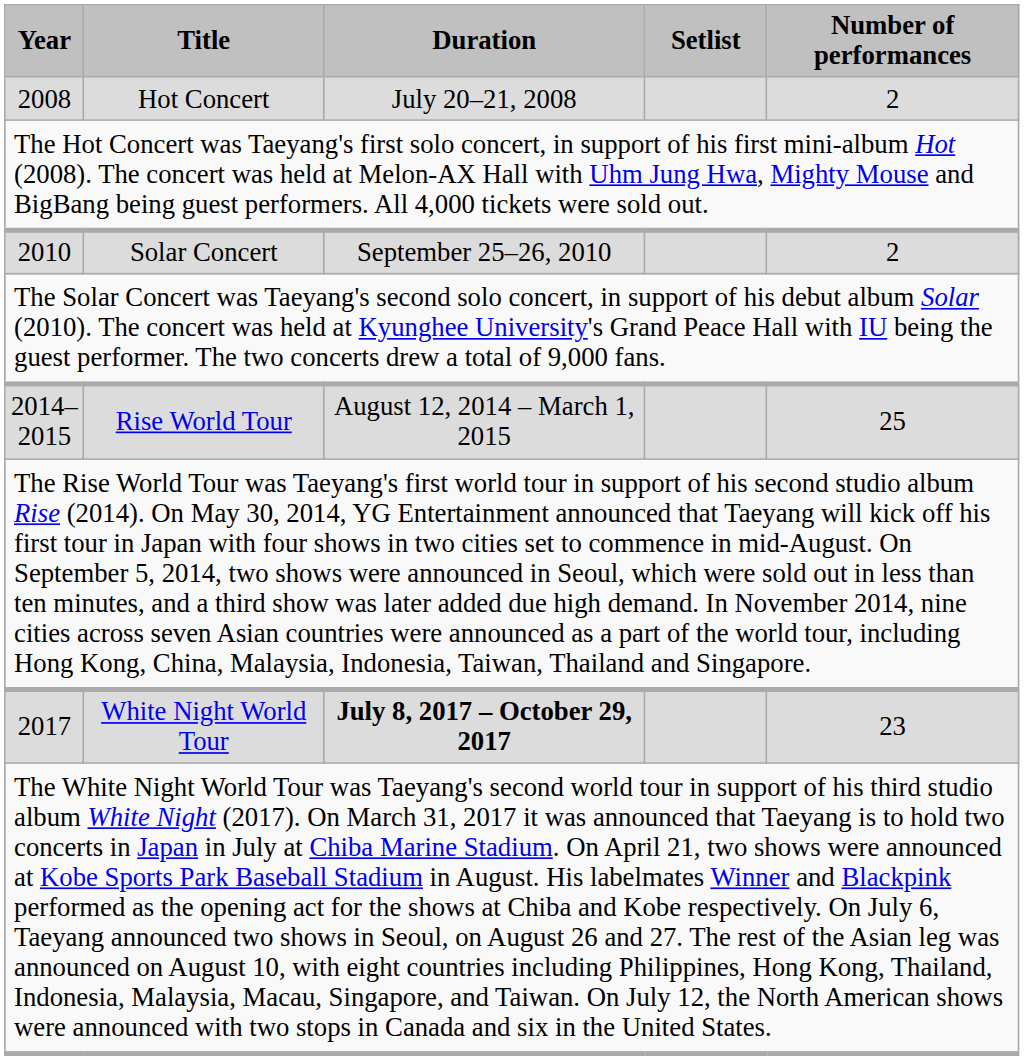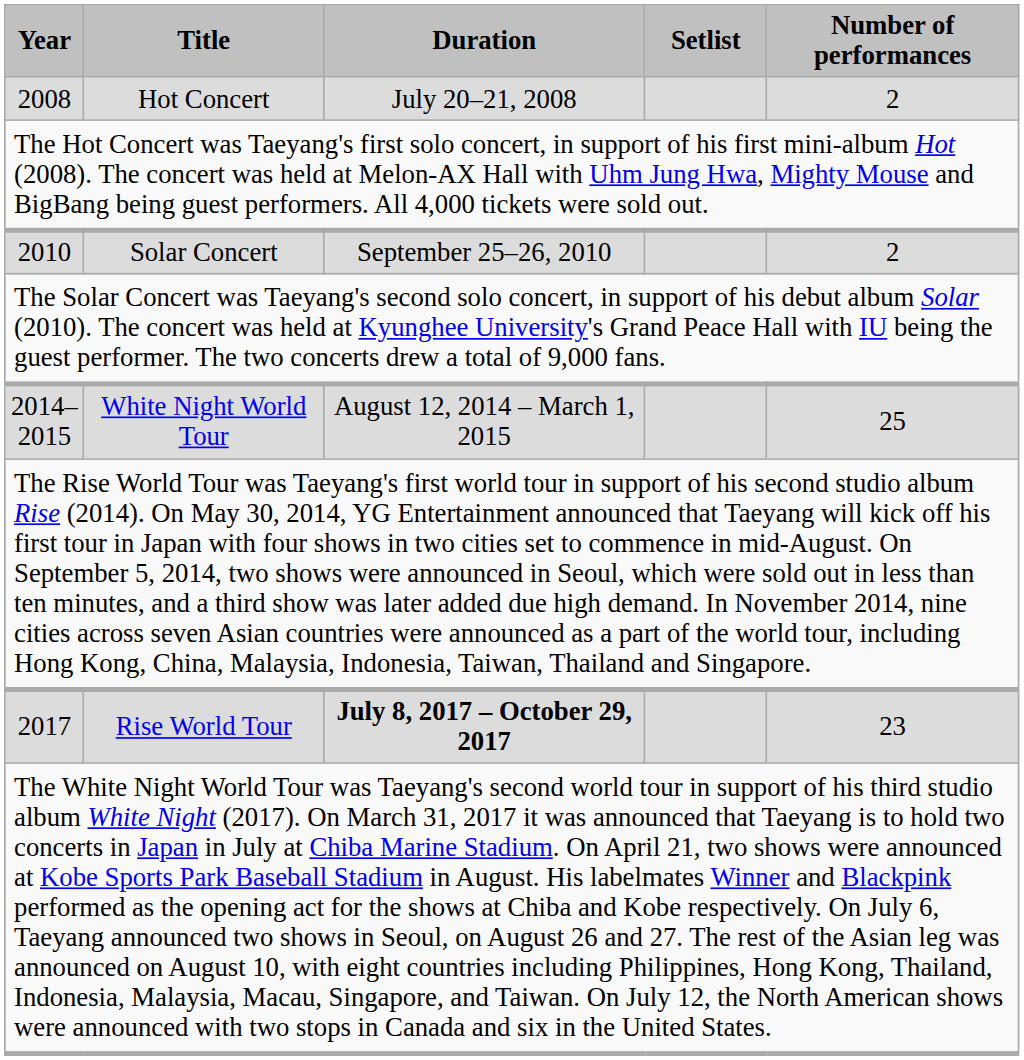(204, 421) Rise World Tour -> (204, 421) White Night World Tour
(204, 726) White Night World Tour -> (204, 726) Rise World Tour
